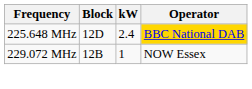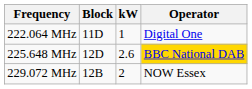+ row: (42, 34)
(126, 34) 2.4 -> (126, 53) 2.6
(122, 53) 1 -> (122, 73) 2
